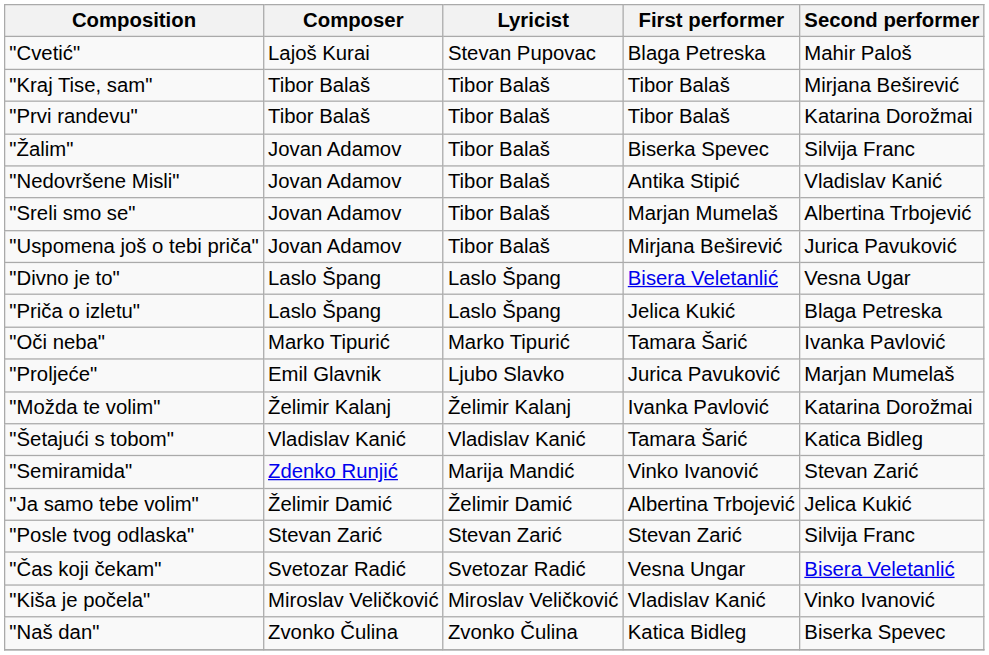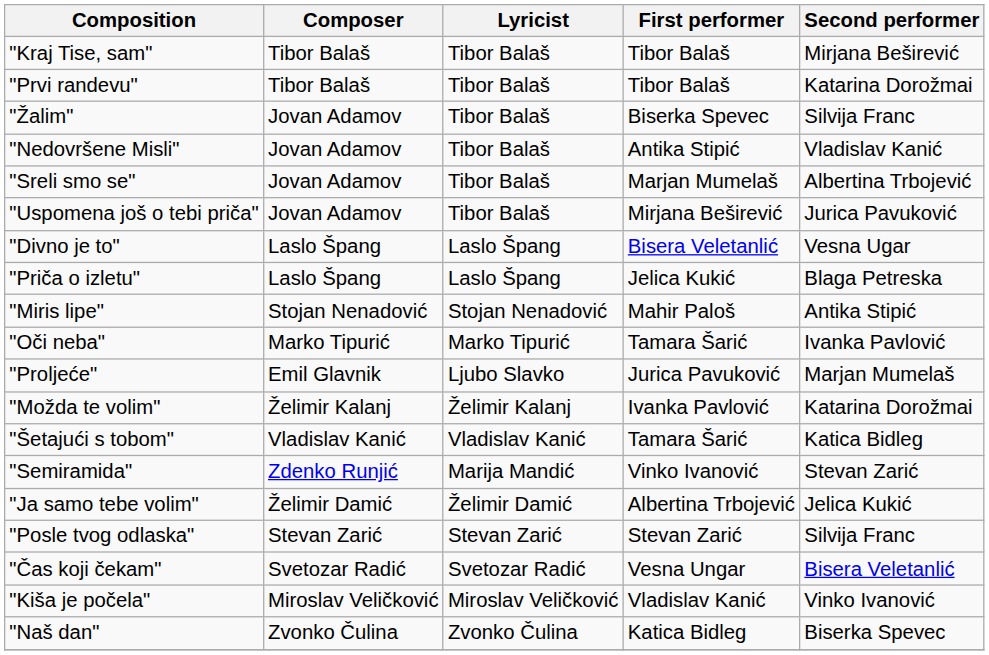- row: (45, 52)
+ row: (57, 310)
